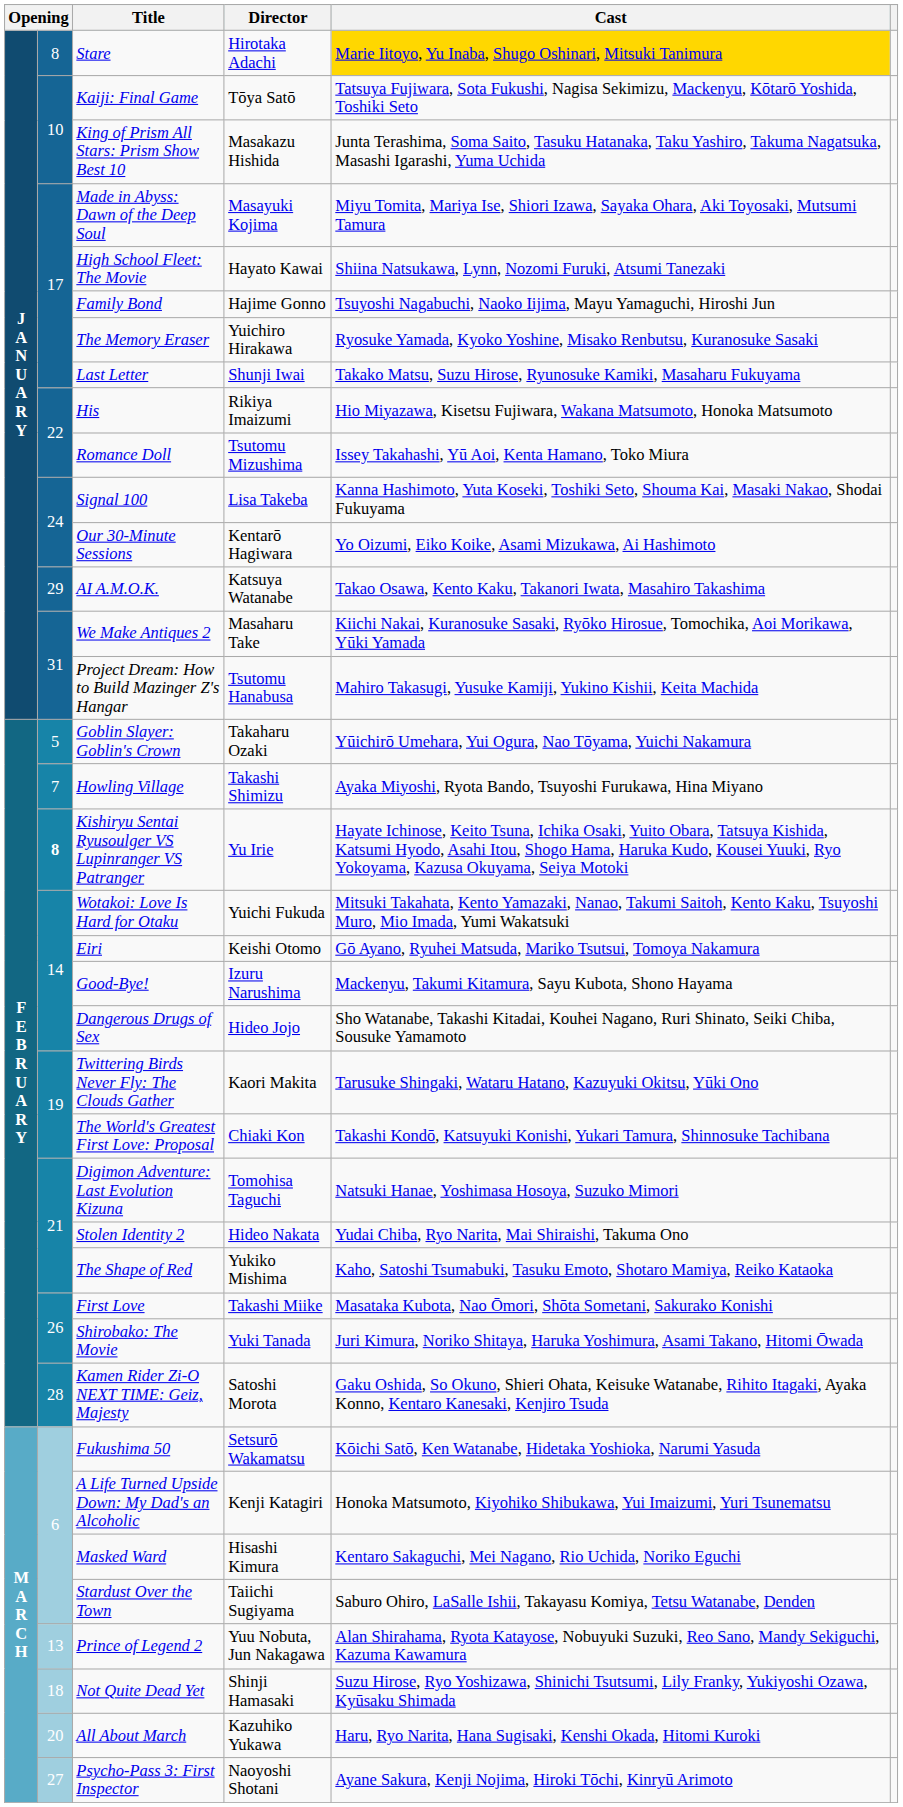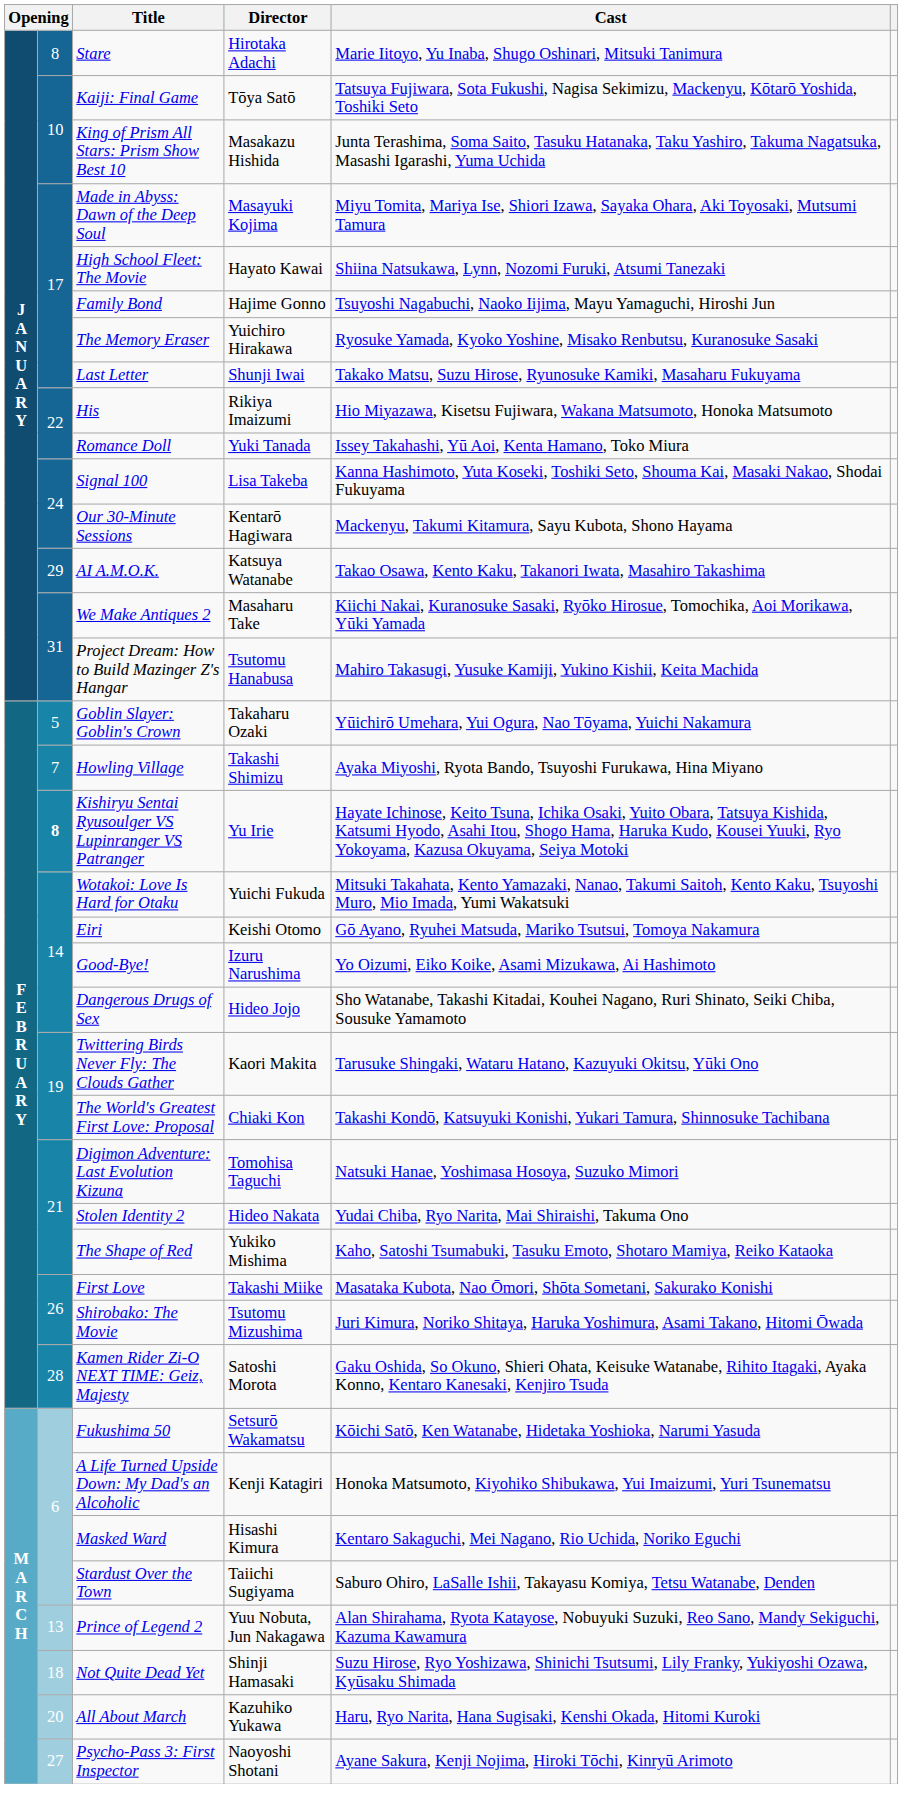(529, 52) gold background -> (529, 52) no background
(265, 455) Tsutomu Mizushima -> (269, 445) Yuki Tanada
(525, 544) Yo Oizumi, Eiko Koike, Asami Mizukawa, Ai Hashimoto -> (534, 525) Mackenyu, Takumi Kitamura, Sayu Kubota, Shono Hayama
(534, 983) Mackenyu, Takumi Kitamura, Sayu Kubota, Shono Hayama -> (525, 965) Yo Oizumi, Eiko Koike, Asami Mizukawa, Ai Hashimoto
(269, 1340) Yuki Tanada -> (265, 1322) Tsutomu Mizushima
